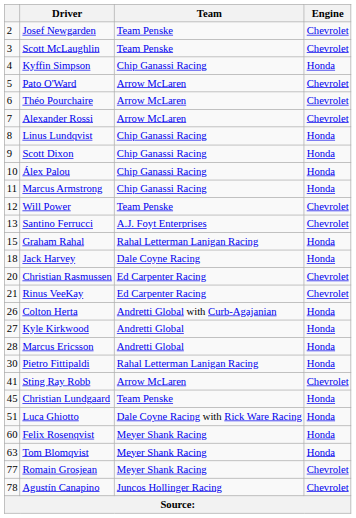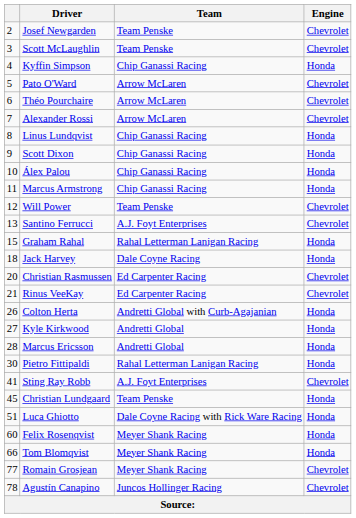(152, 381) Arrow McLaren -> (162, 381) A.J. Foyt Enterprises
(12, 452) 63 -> (12, 452) 66
